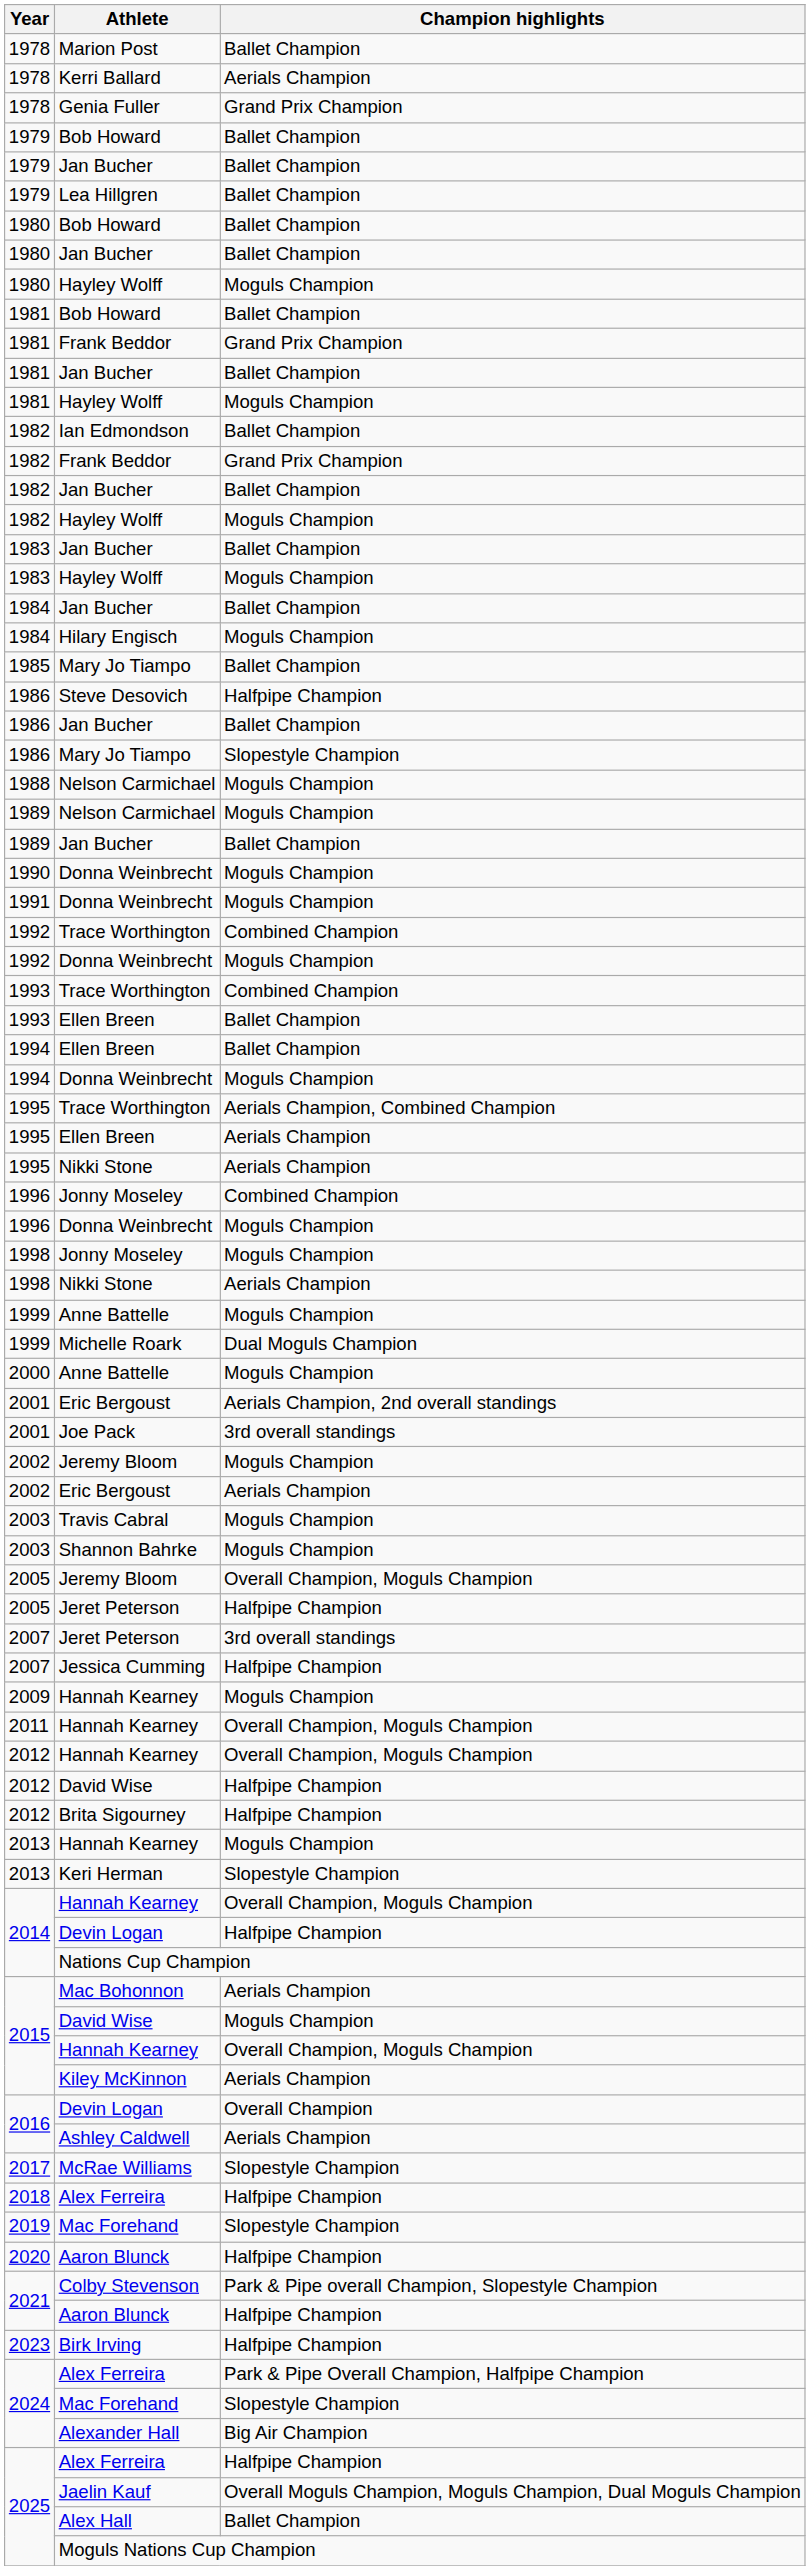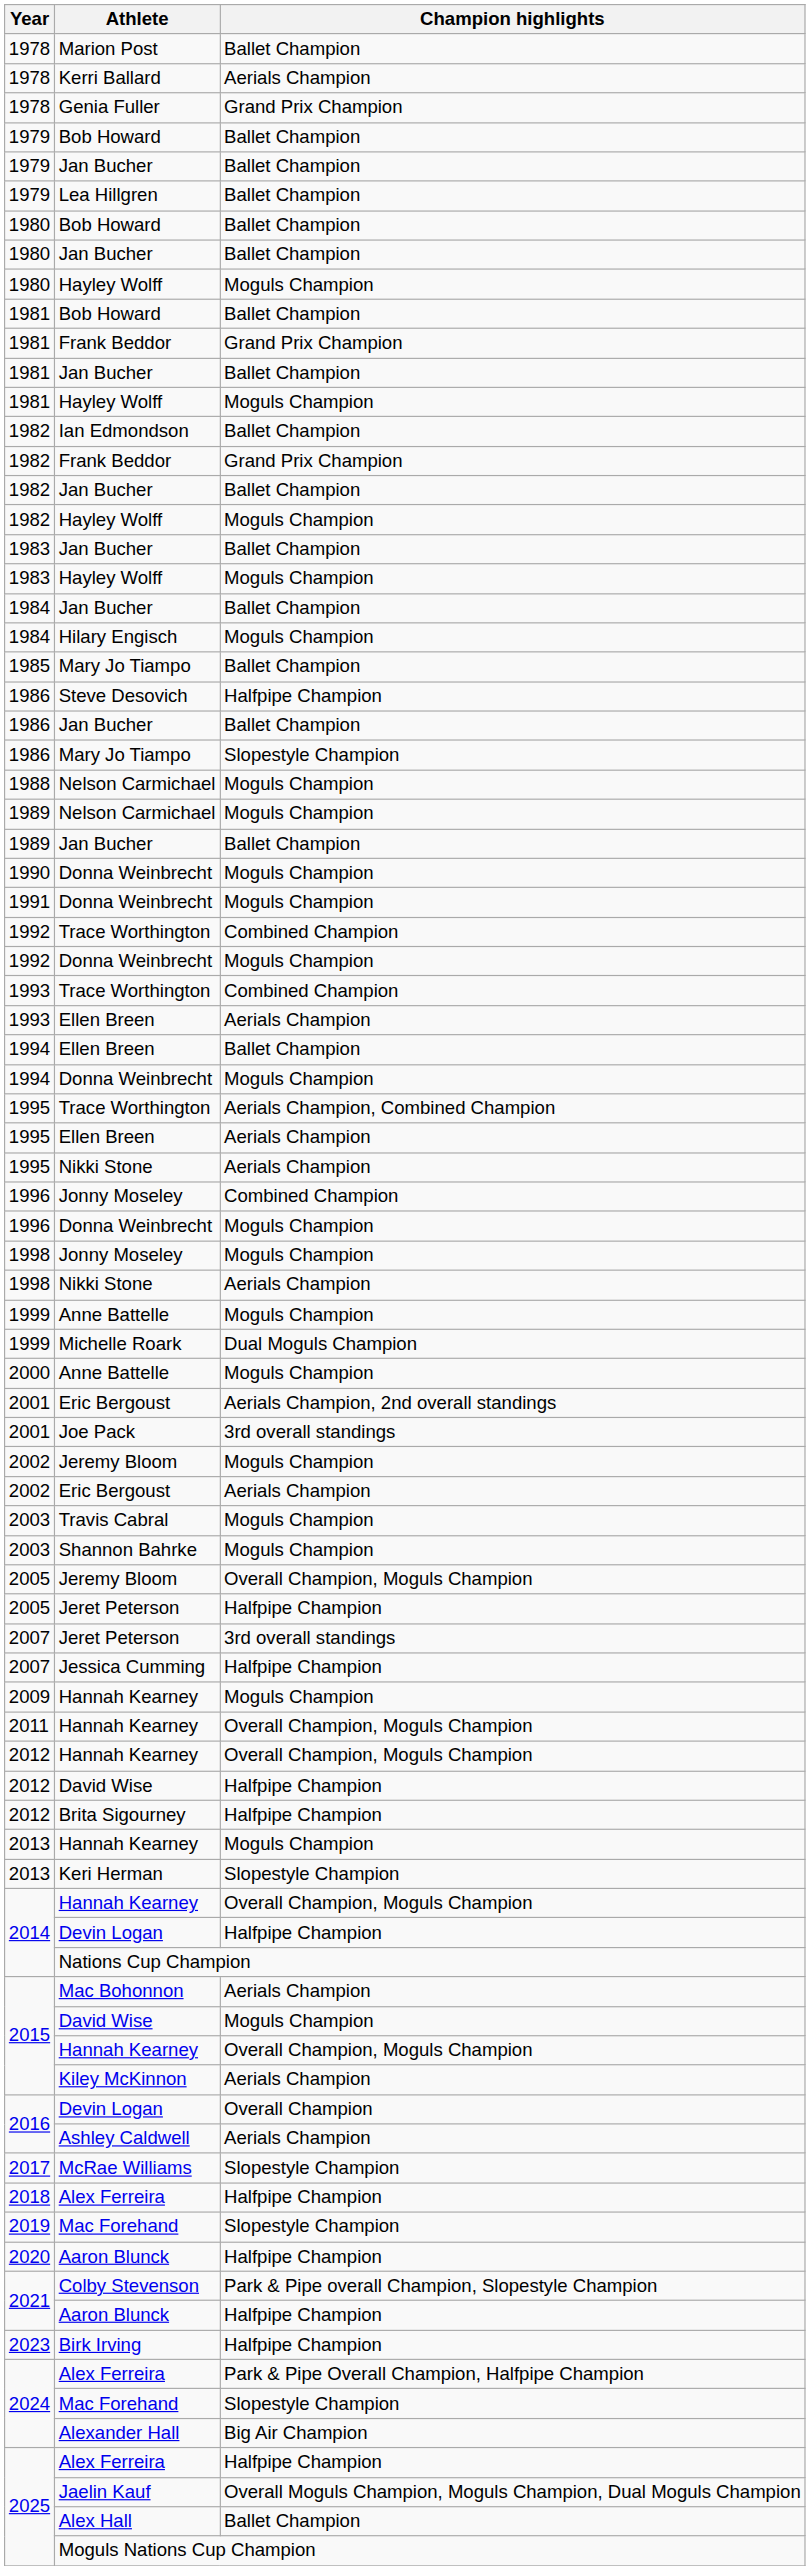(292, 1020) Ballet Champion -> (297, 1020) Aerials Champion
